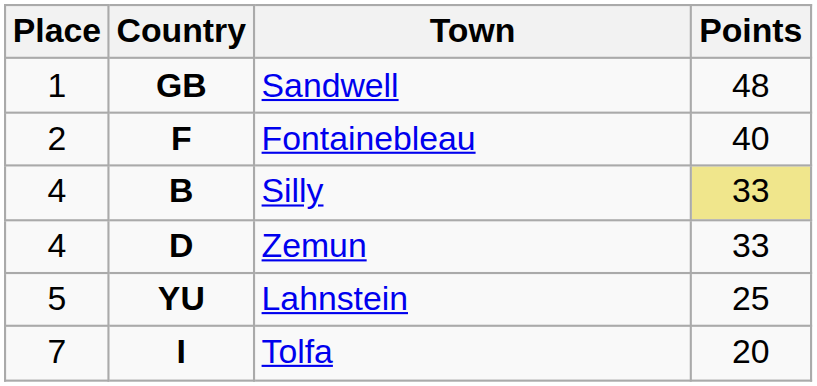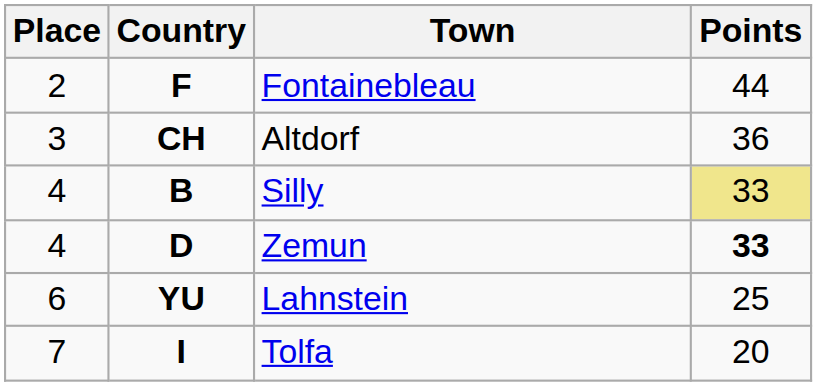- row: (330, 84)
(751, 138) 40 -> (751, 84) 44
+ row: (310, 138)
(751, 245) normal -> (751, 245) bold
(57, 298) 5 -> (57, 298) 6
